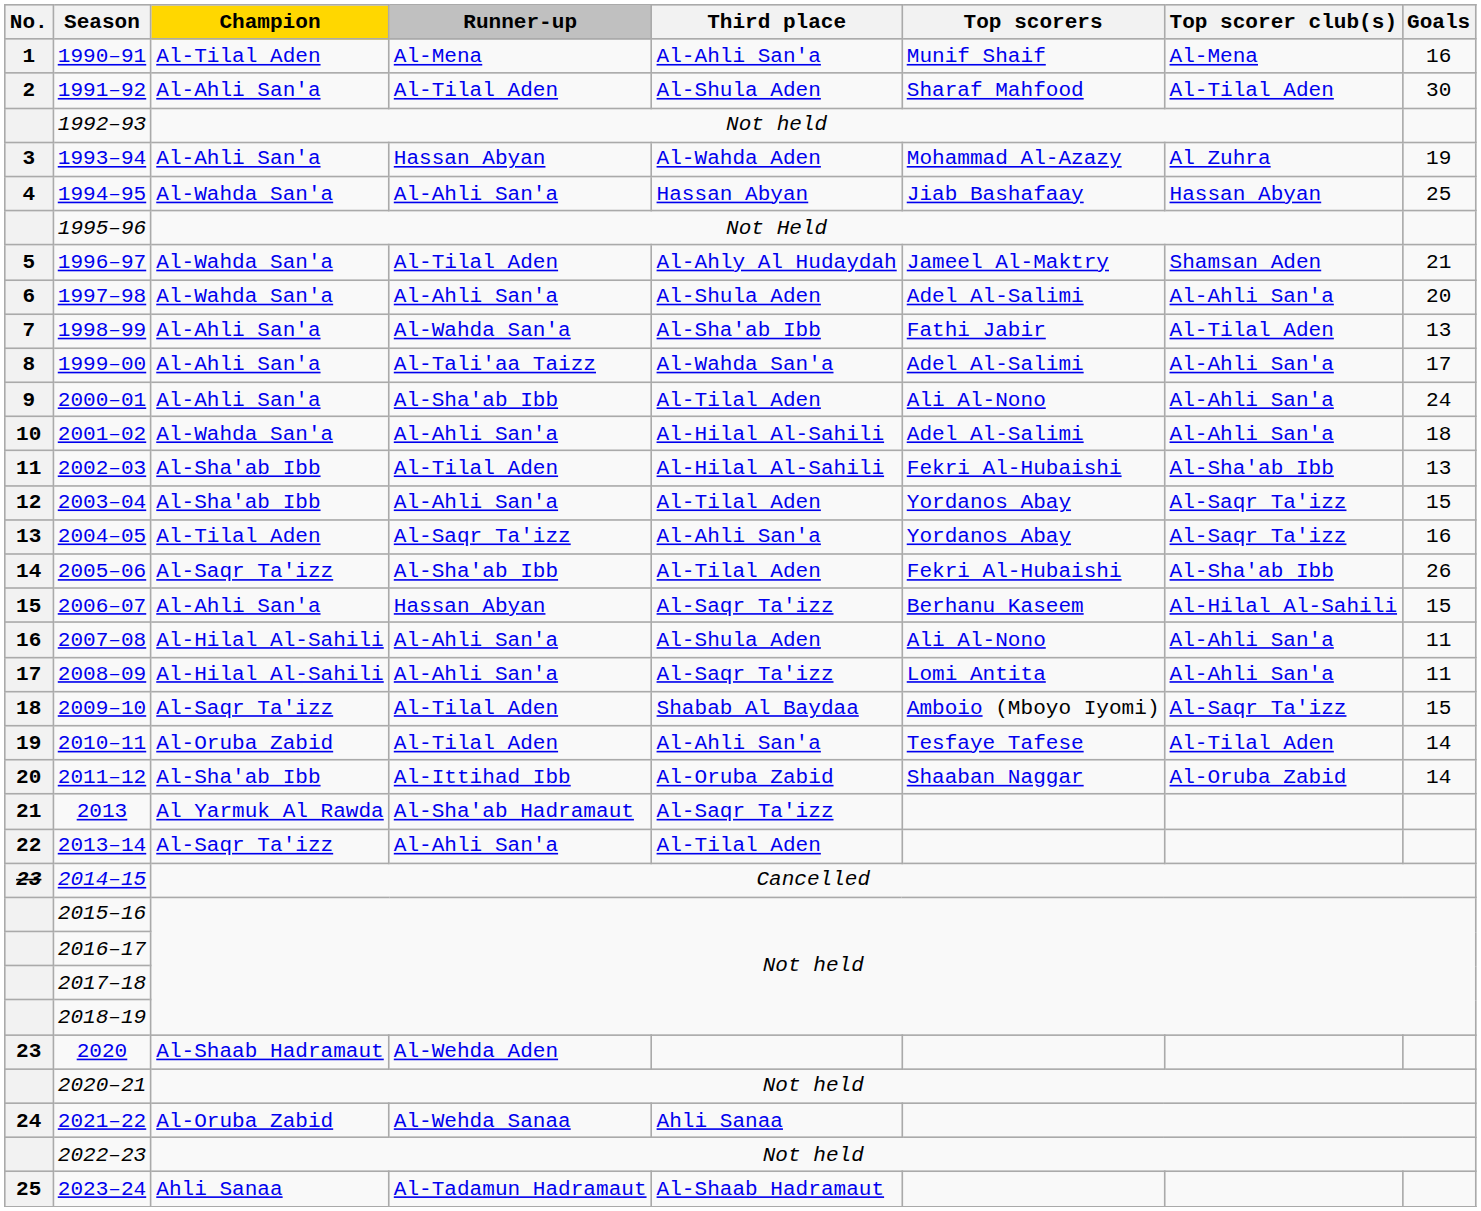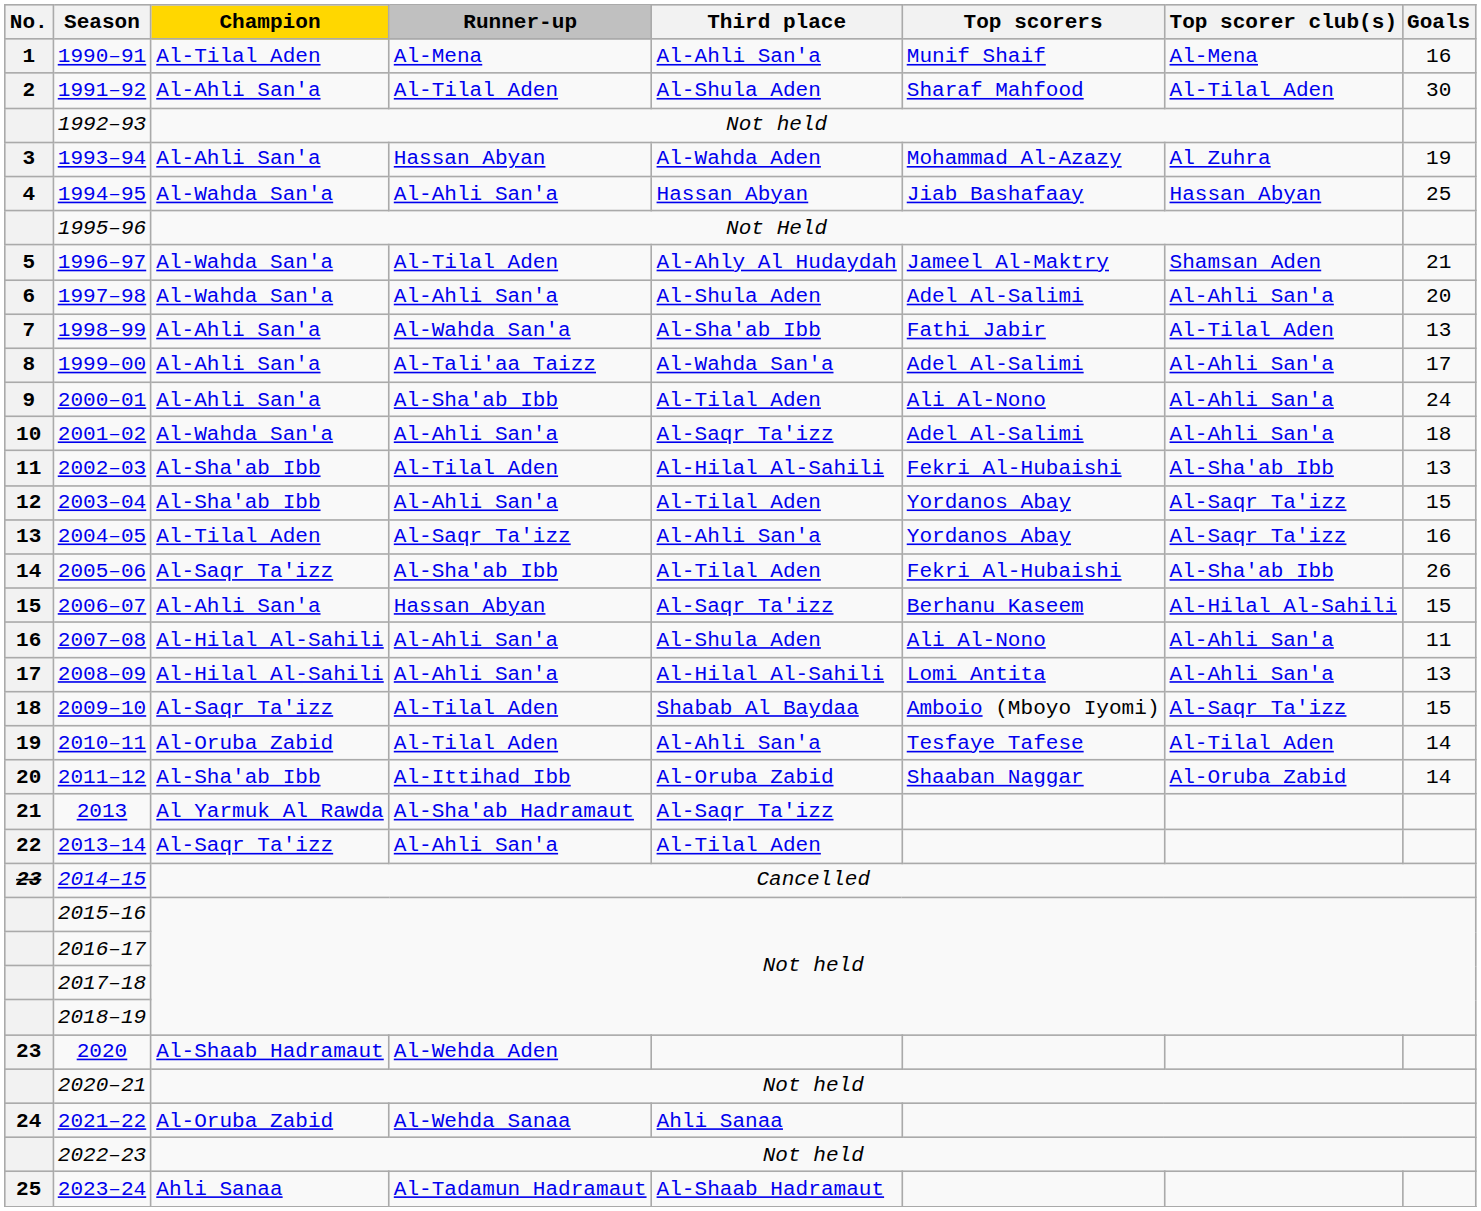(770, 434) Al-Hilal Al-Sahili -> (745, 434) Al-Saqr Ta'izz
(745, 674) Al-Saqr Ta'izz -> (770, 674) Al-Hilal Al-Sahili
(1439, 674) 11 -> (1439, 674) 13
